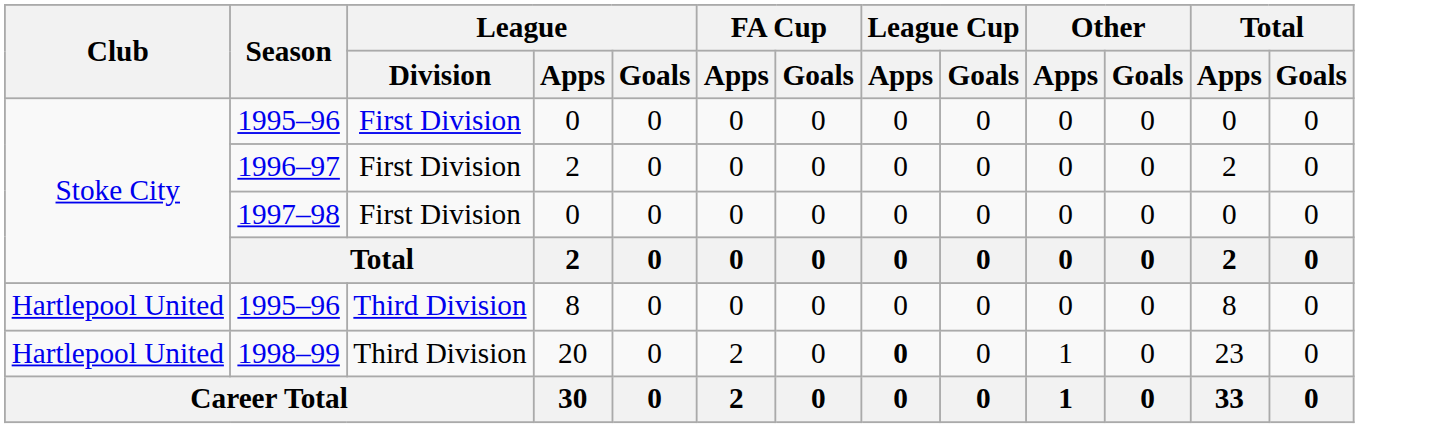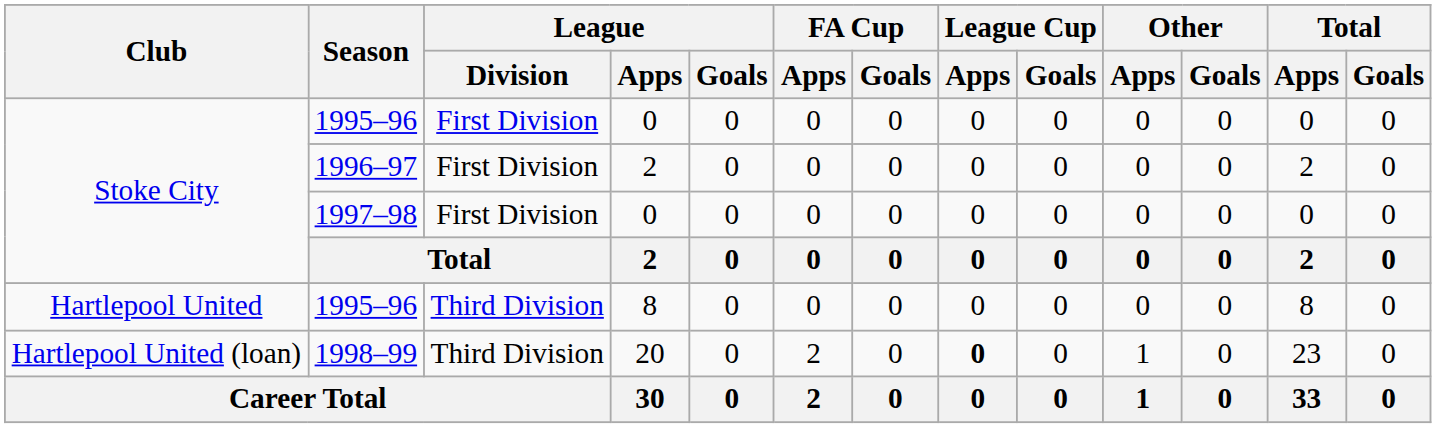(118, 352) Hartlepool United -> (156, 352) Hartlepool United (loan)
